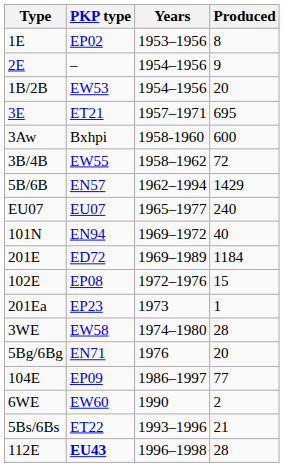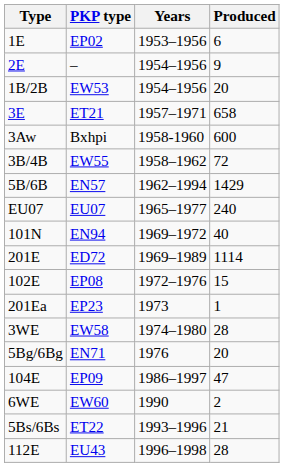(217, 40) 8 -> (217, 40) 6
(225, 112) 695 -> (225, 112) 658
(228, 257) 1184 -> (228, 257) 1114
(221, 378) 77 -> (221, 378) 47
(88, 450) bold -> (88, 450) normal
